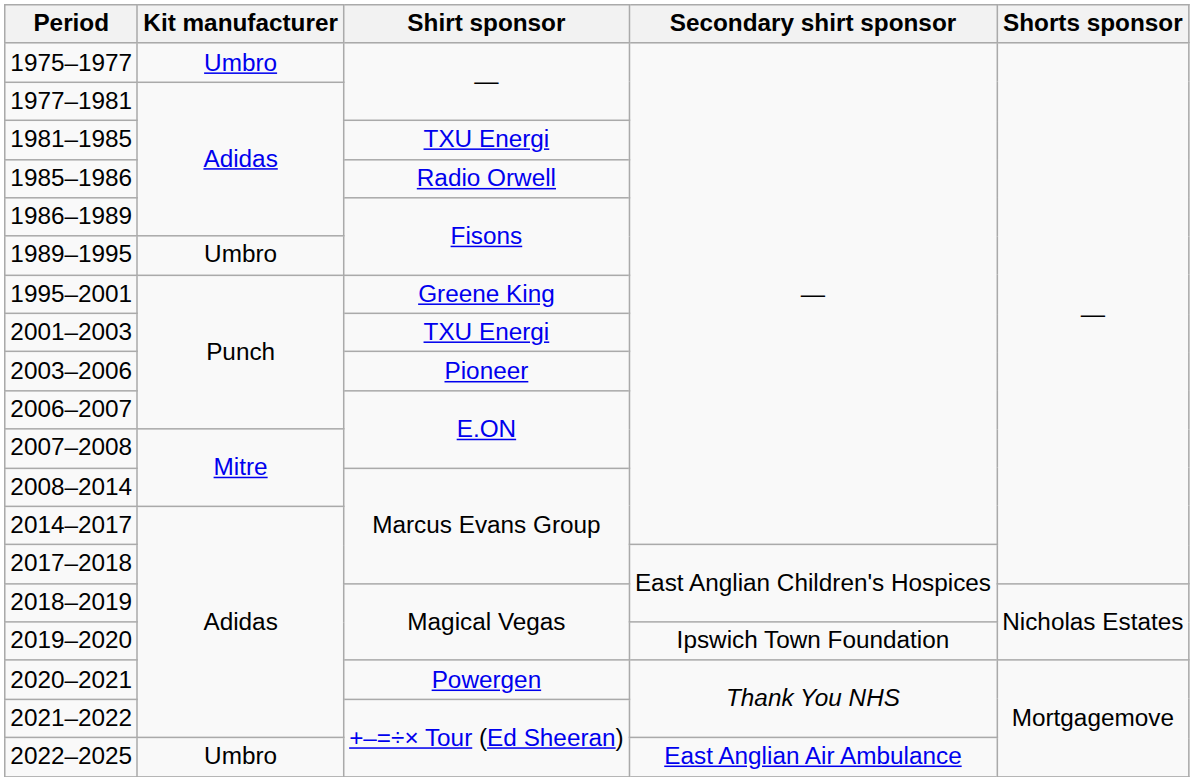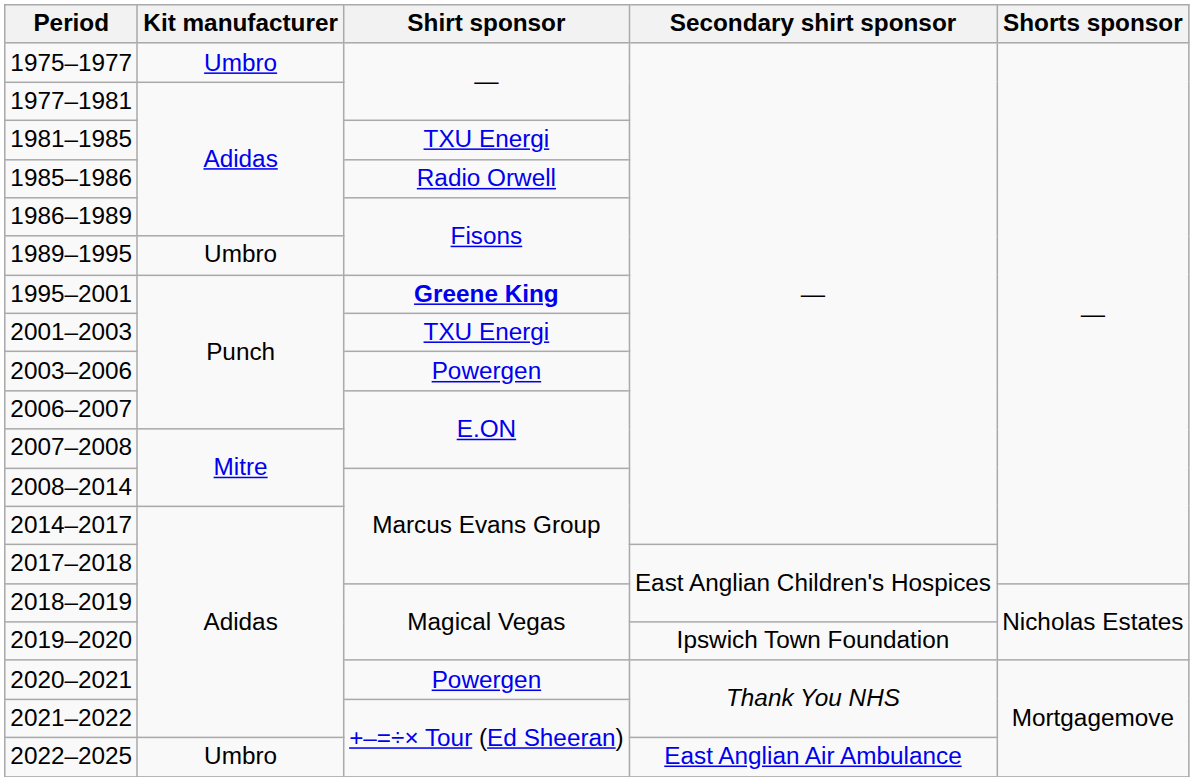(486, 293) normal -> (486, 293) bold
(486, 370) Pioneer -> (486, 370) Powergen
